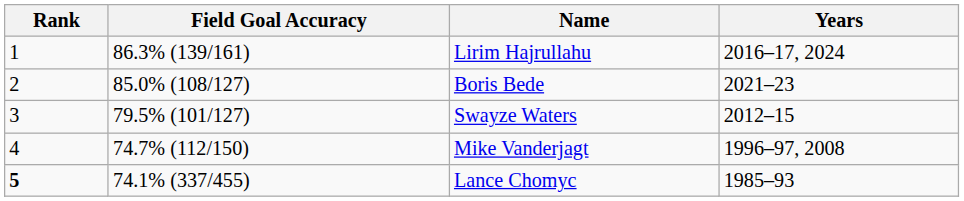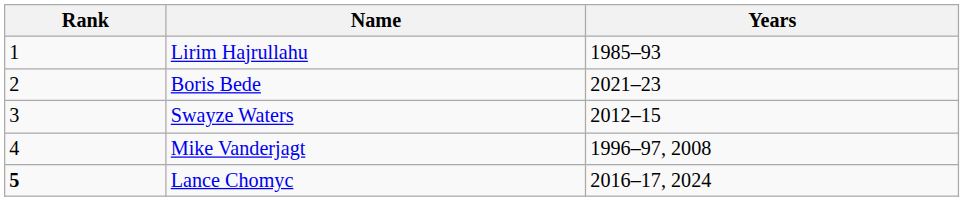- column: (279, 20)
(784, 52) 2016–17, 2024 -> (626, 52) 1985–93
(759, 180) 1985–93 -> (651, 180) 2016–17, 2024
